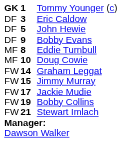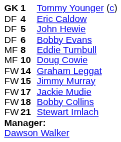(23, 19) 3 -> (23, 19) 4
(23, 39) 9 -> (23, 39) 6
(26, 102) 19 -> (26, 102) 18
